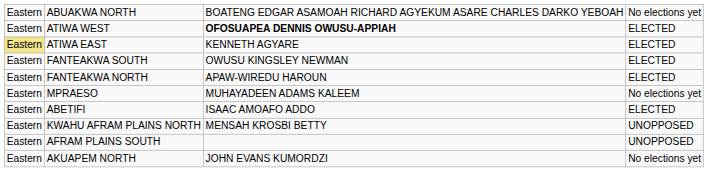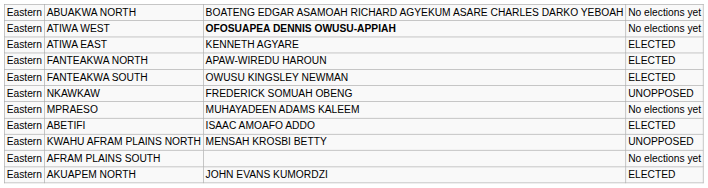(652, 28) ELECTED -> (665, 28) No elections yet
(24, 45) khaki background -> (24, 45) no background
rows swapped: (97, 77) <-> (97, 61)
+ row: (73, 93)
(661, 142) UNOPPOSED -> (665, 158) No elections yet
(665, 158) No elections yet -> (652, 175) ELECTED
